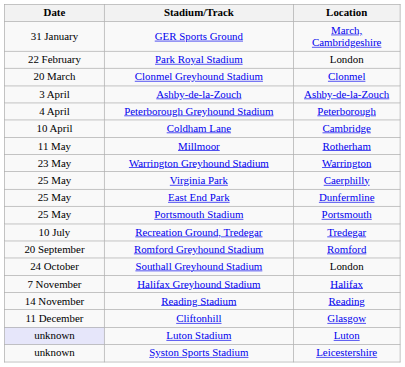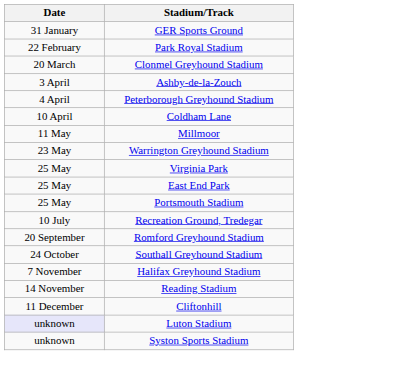- column: (347, 13)
